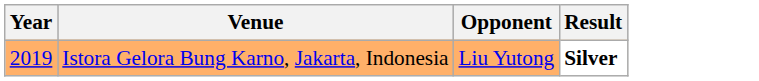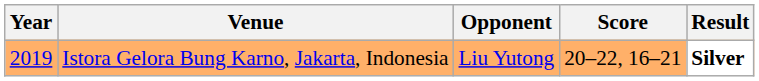+ column: (623, 22)
